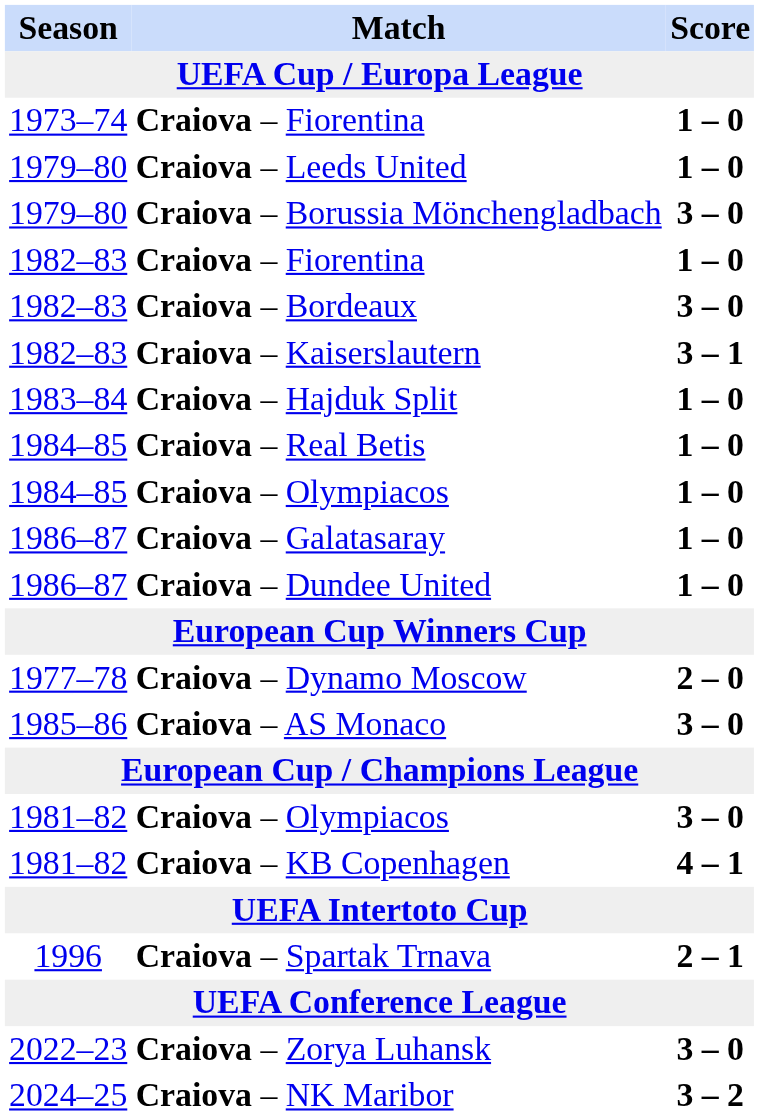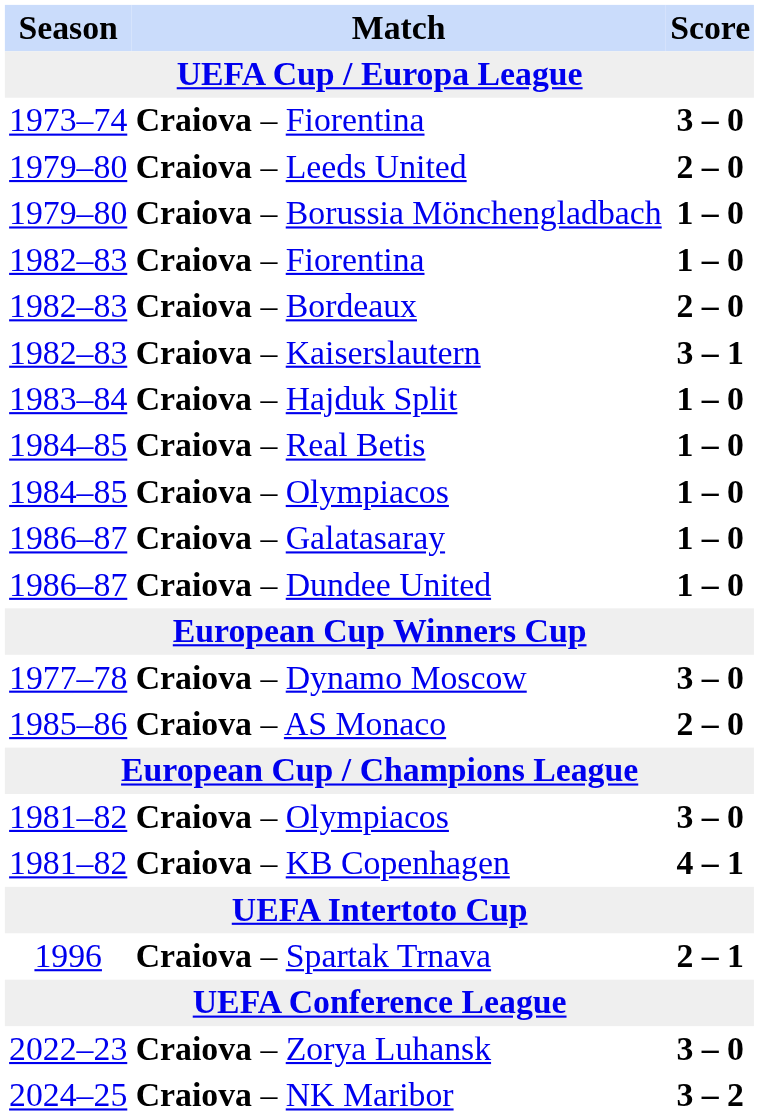(710, 120) 1 – 0 -> (710, 120) 3 – 0
(710, 166) 1 – 0 -> (710, 166) 2 – 0
(710, 213) 3 – 0 -> (710, 213) 1 – 0
(710, 306) 3 – 0 -> (710, 306) 2 – 0
(710, 677) 2 – 0 -> (710, 677) 3 – 0
(710, 723) 3 – 0 -> (710, 723) 2 – 0
